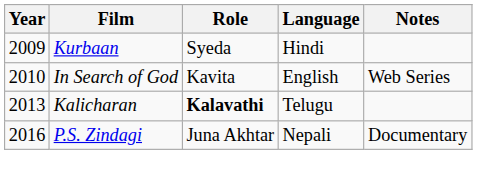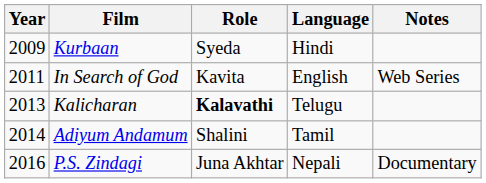(27, 76) 2010 -> (27, 76) 2011
+ row: (121, 134)
